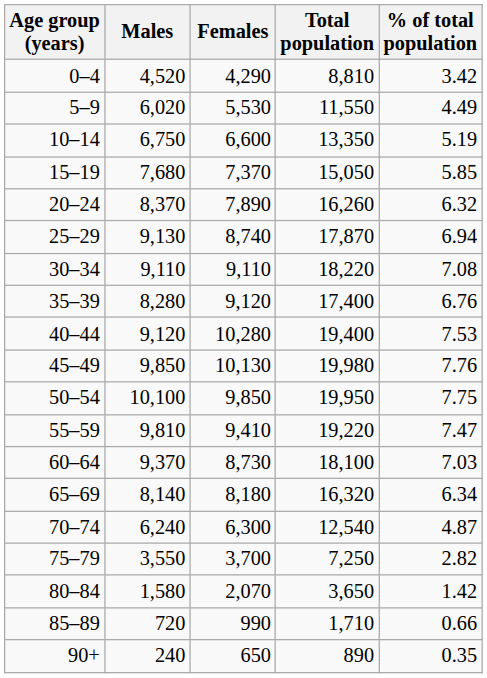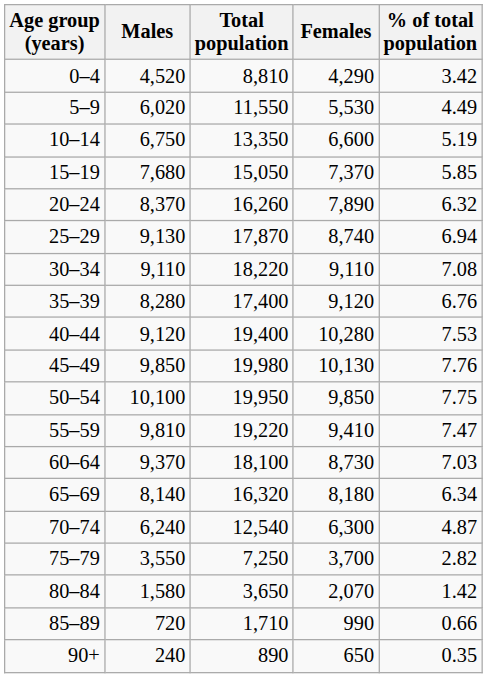columns swapped: (233, 32) <-> (327, 32)
